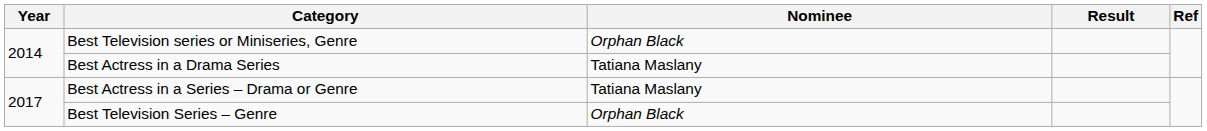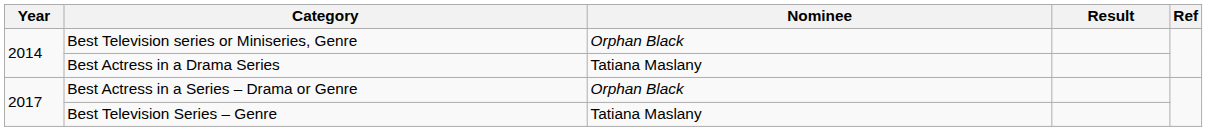(646, 89) Tatiana Maslany -> (637, 89) Orphan Black
(637, 114) Orphan Black -> (646, 114) Tatiana Maslany
